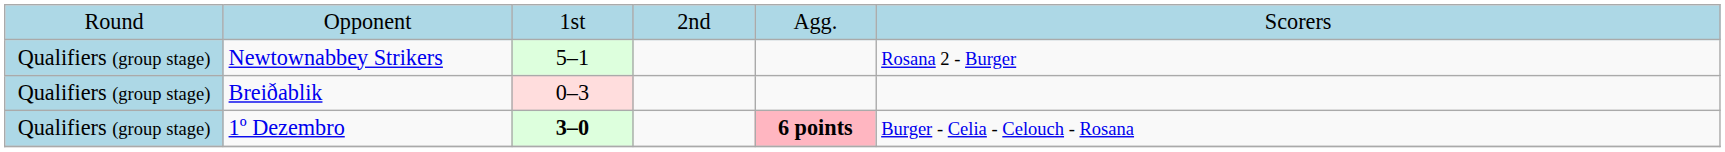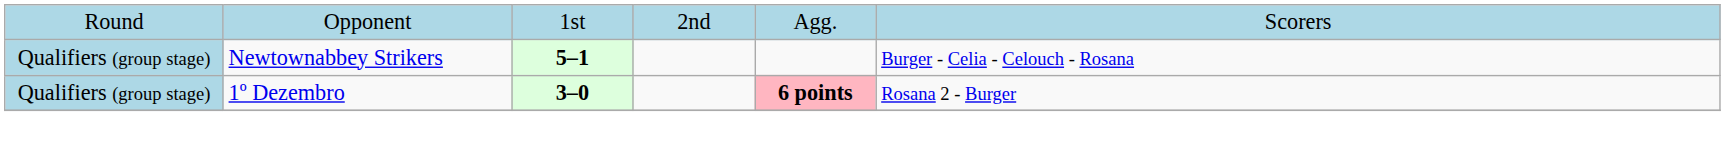(572, 57) normal -> (572, 57) bold
(949, 58) Rosana 2 - Burger -> (1008, 58) Burger - Celia - Celouch - Rosana
- row: (276, 92)
(1008, 129) Burger - Celia - Celouch - Rosana -> (949, 94) Rosana 2 - Burger
